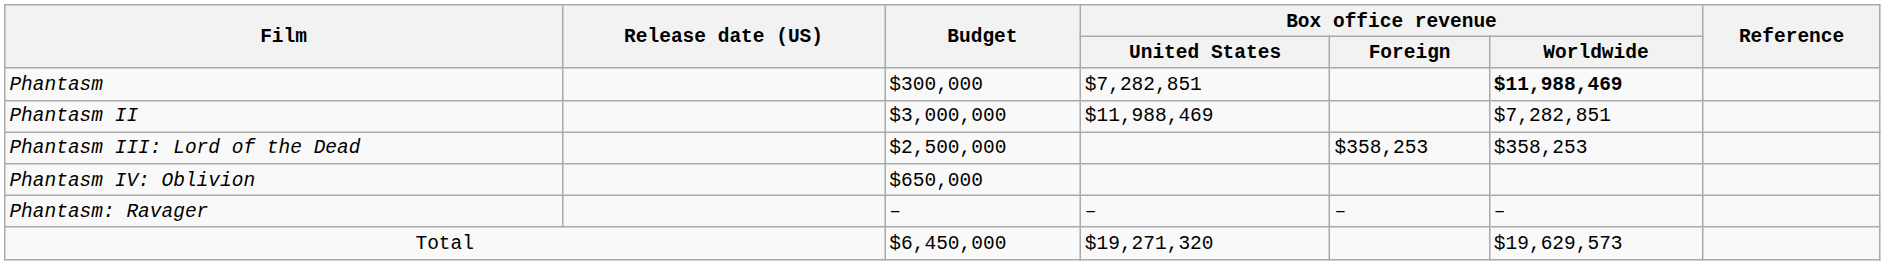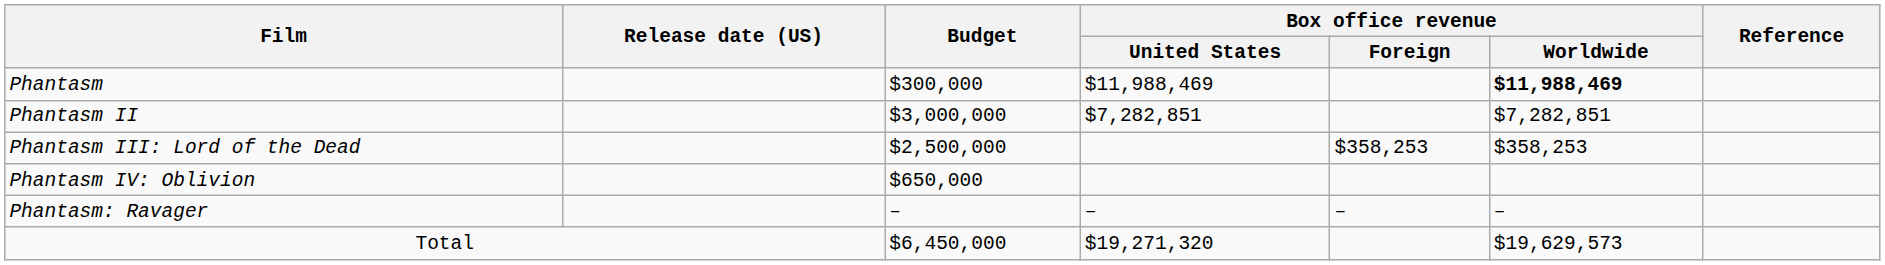(1143, 84) $7,282,851 -> (1149, 84) $11,988,469
(1149, 116) $11,988,469 -> (1143, 116) $7,282,851
